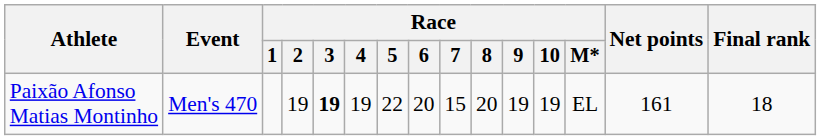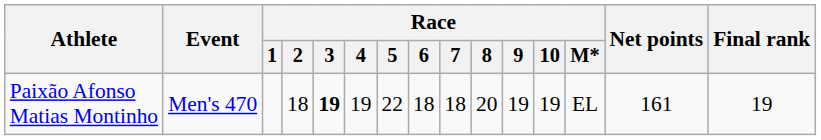(298, 104) 19 -> (298, 104) 18
(424, 104) 20 -> (424, 104) 18
(455, 104) 15 -> (455, 104) 18
(762, 104) 18 -> (762, 104) 19
